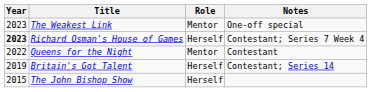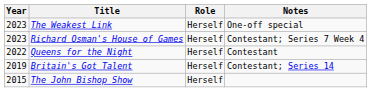(203, 25) Mentor -> (205, 25) Herself
(17, 39) bold -> (17, 39) normal
(203, 53) Mentor -> (205, 53) Herself
